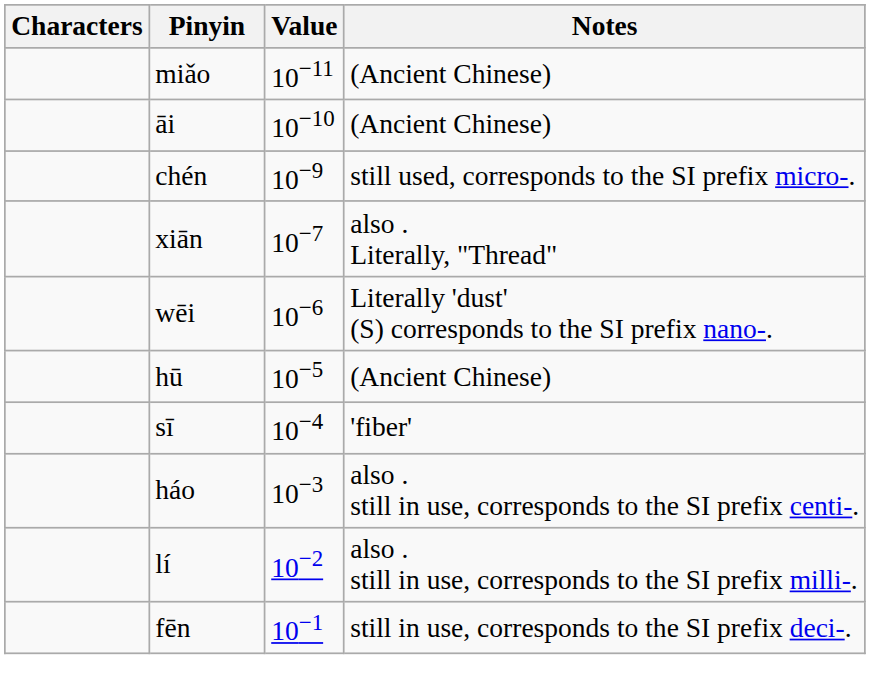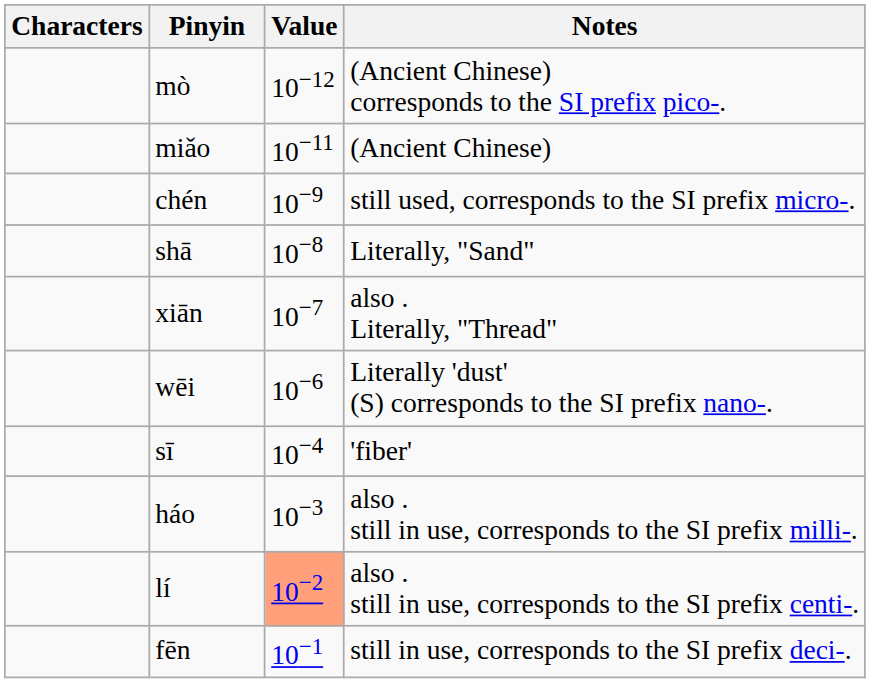+ row: (173, 85)
- row: (165, 124)
+ row: (174, 250)
- row: (169, 376)
(605, 490) also . still in use, corresponds to the SI prefix centi-. -> (604, 513) also . still in use, corresponds to the SI prefix milli-.
(297, 564) no background -> (297, 588) lightsalmon background
(604, 564) also . still in use, corresponds to the SI prefix milli-. -> (605, 588) also . still in use, corresponds to the SI prefix centi-.
